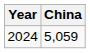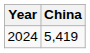(61, 36) 5,059 -> (61, 36) 5,419
